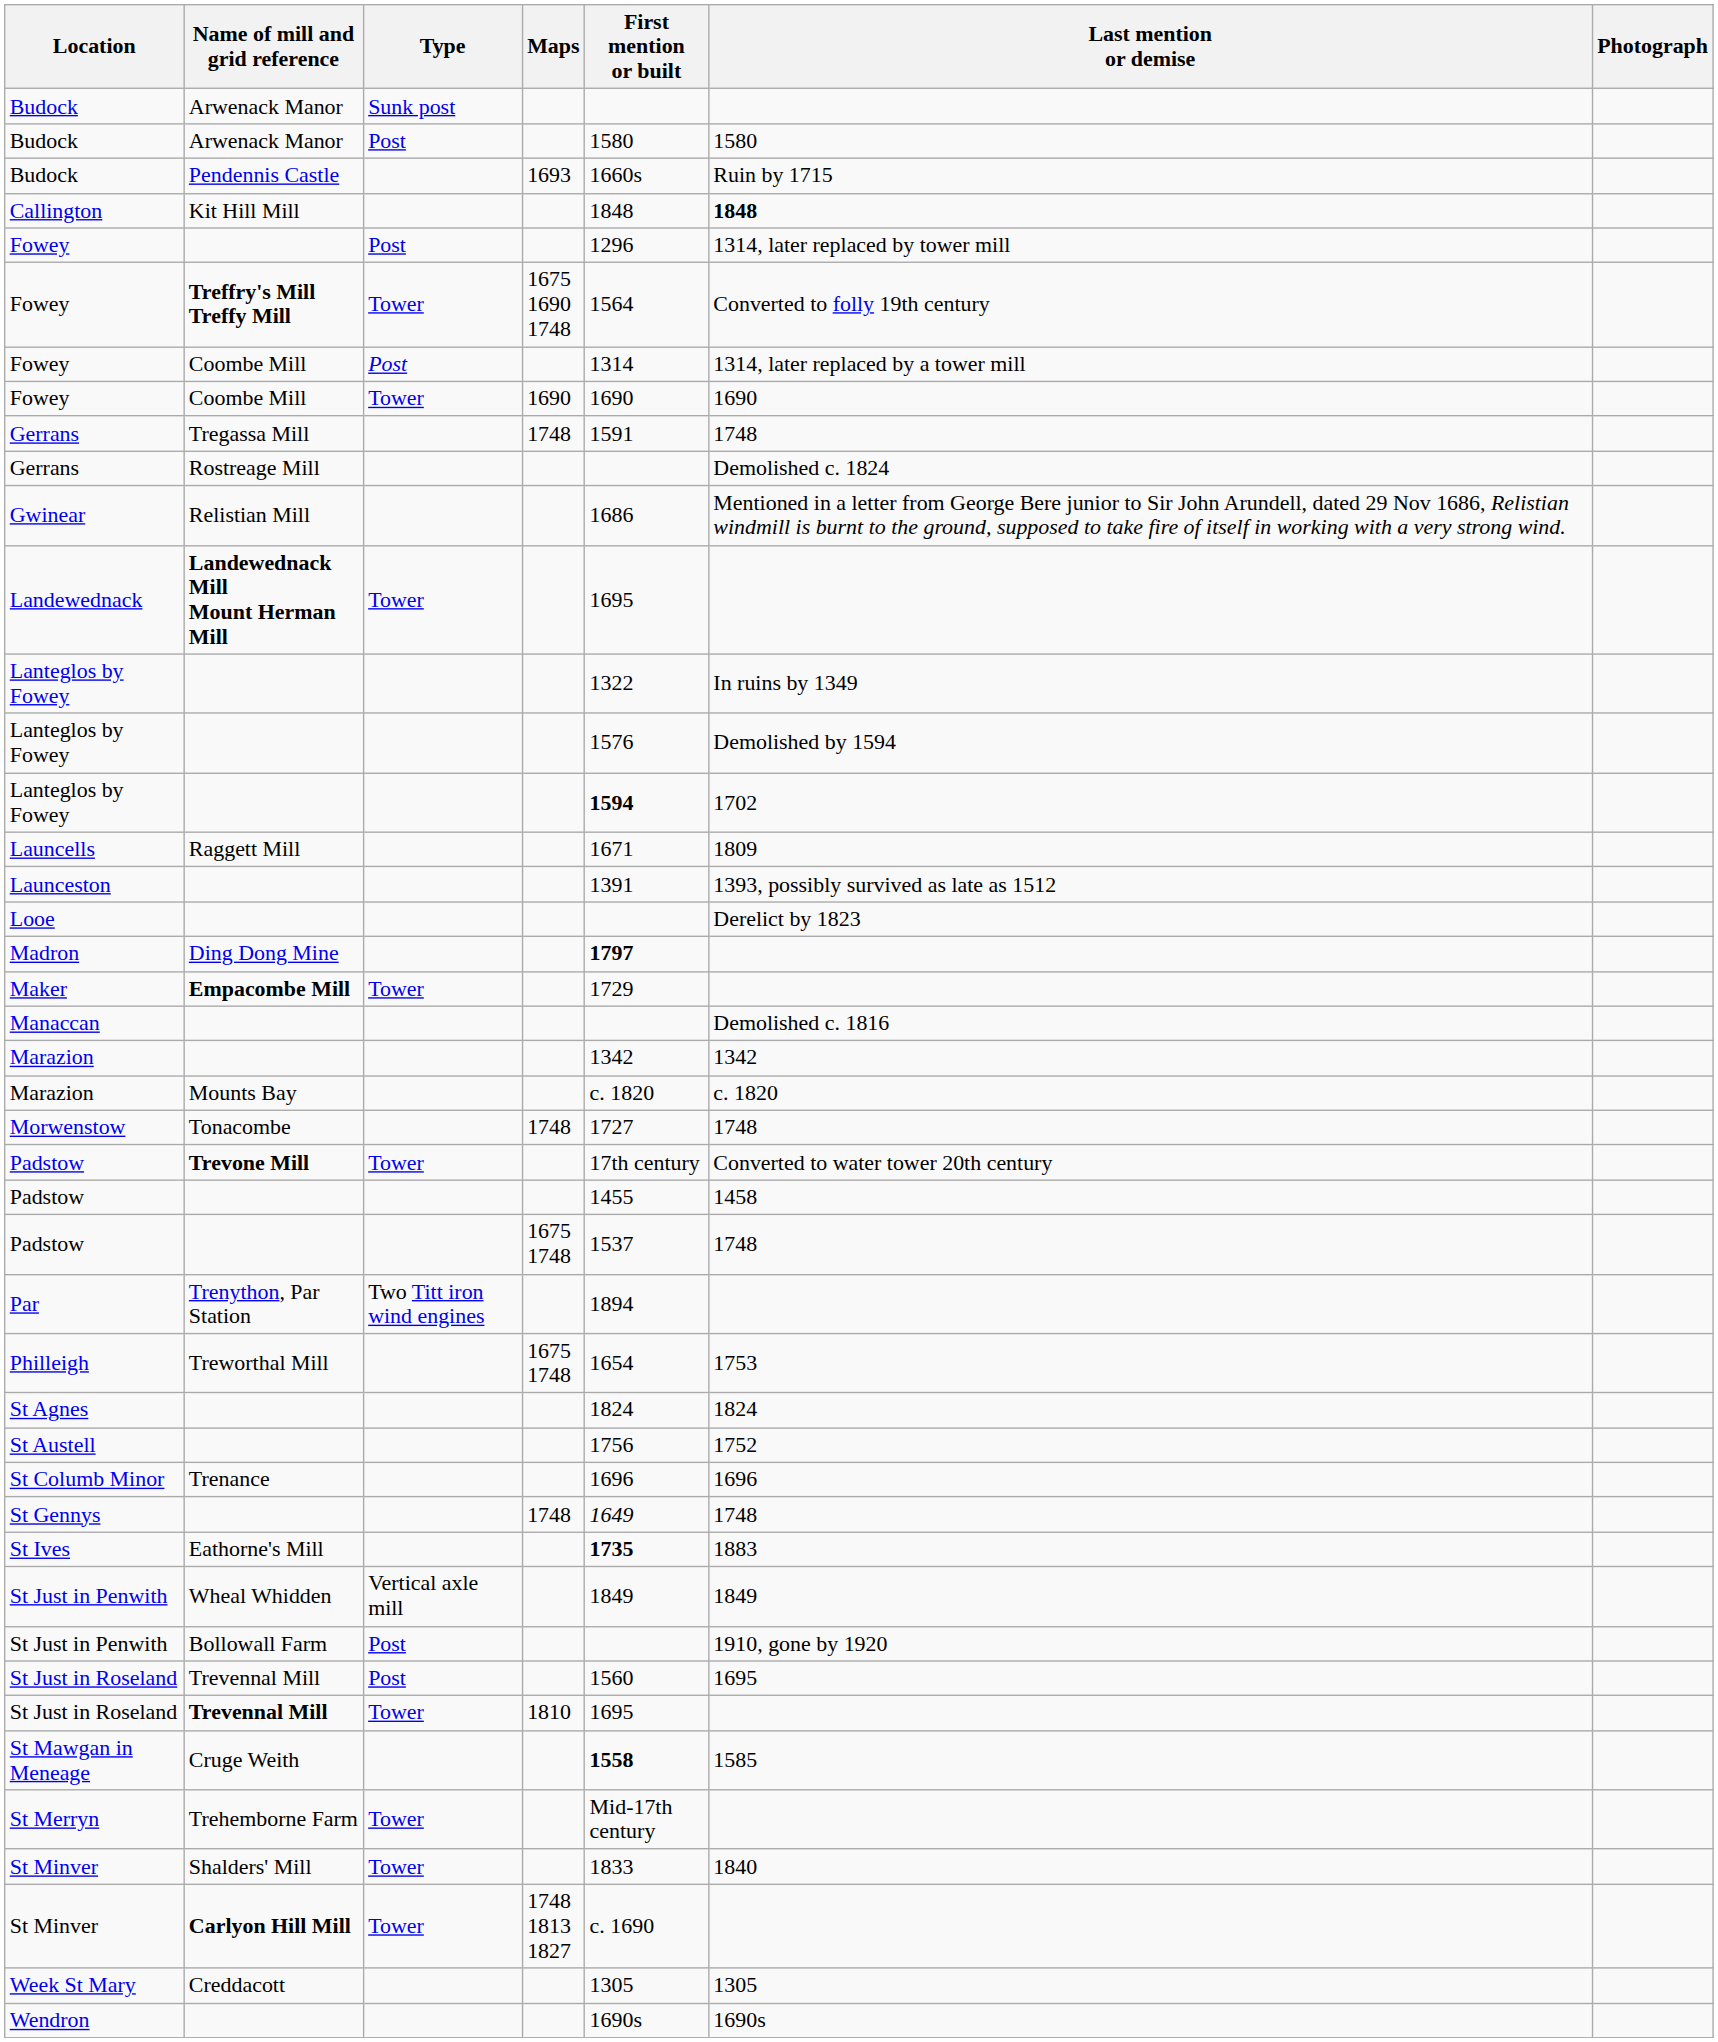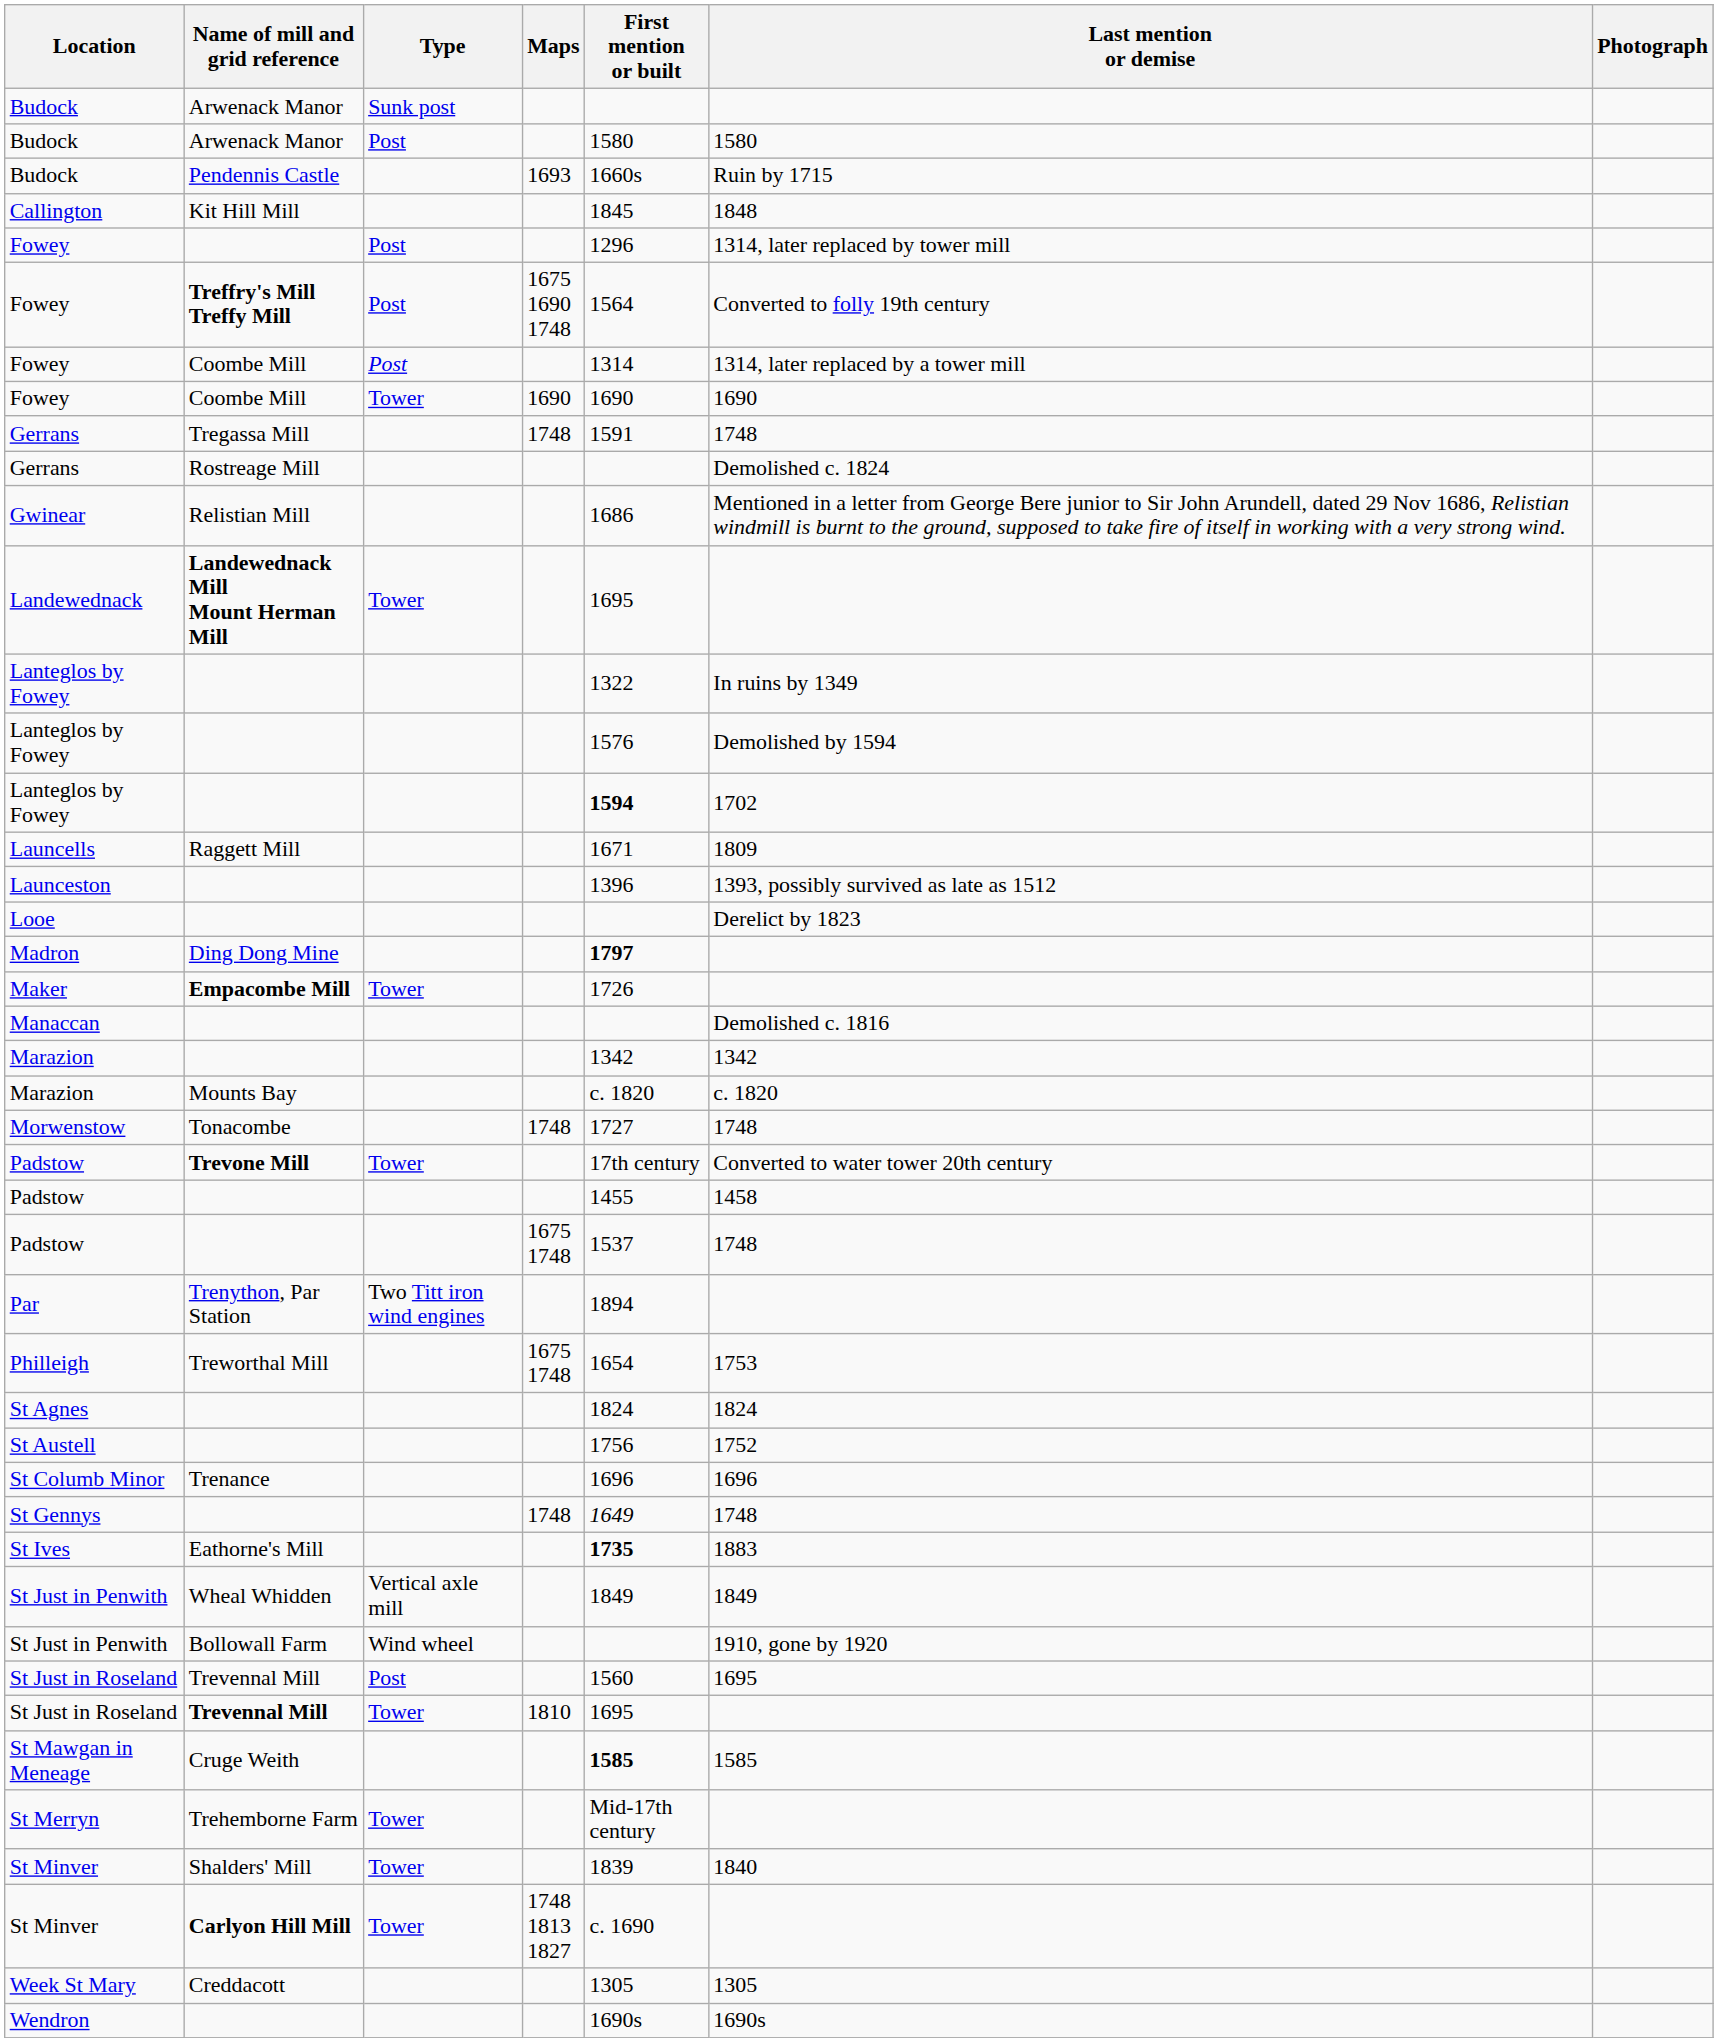(612, 210) 1848 -> (612, 210) 1845
(735, 210) bold -> (735, 210) normal
(396, 304) Tower -> (387, 304) Post
(612, 884) 1391 -> (612, 884) 1396
(612, 988) 1729 -> (612, 988) 1726
(387, 1643) Post -> (421, 1643) Wind wheel
(612, 1759) 1558 -> (612, 1759) 1585
(612, 1866) 1833 -> (612, 1866) 1839
